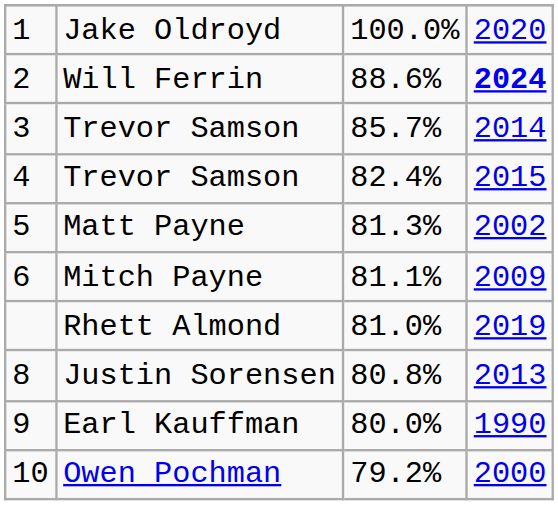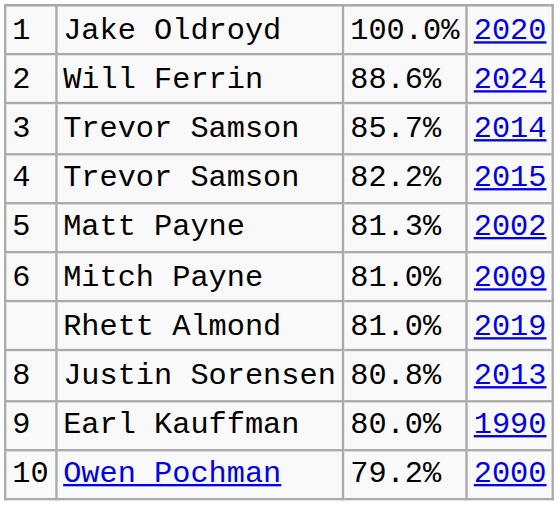(510, 79) bold -> (510, 79) normal
(396, 178) 82.4% -> (396, 178) 82.2%
(396, 277) 81.1% -> (396, 277) 81.0%
